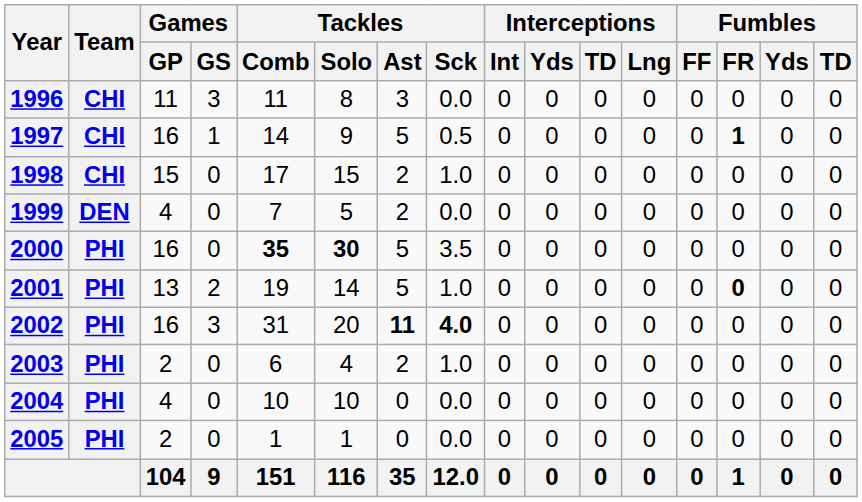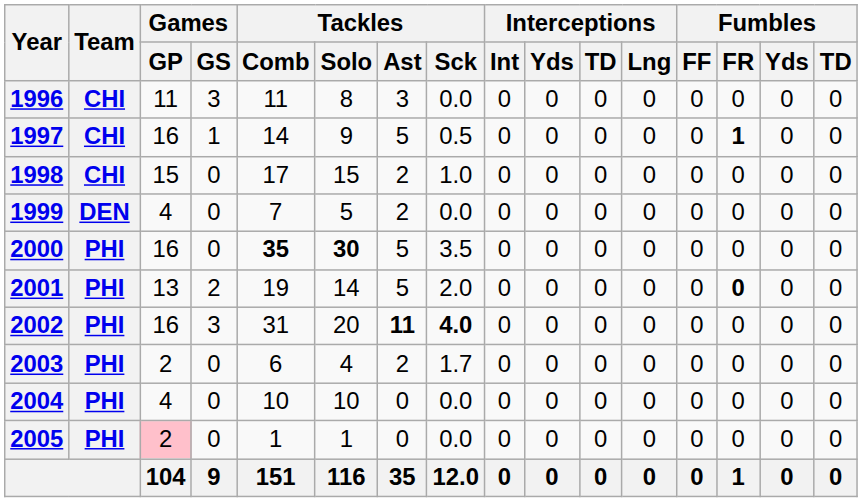(456, 288) 1.0 -> (456, 288) 2.0
(456, 363) 1.0 -> (456, 363) 1.7
(166, 439) no background -> (166, 439) pink background
